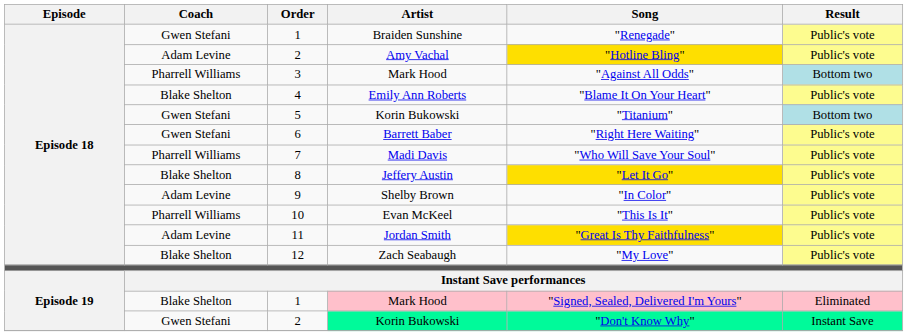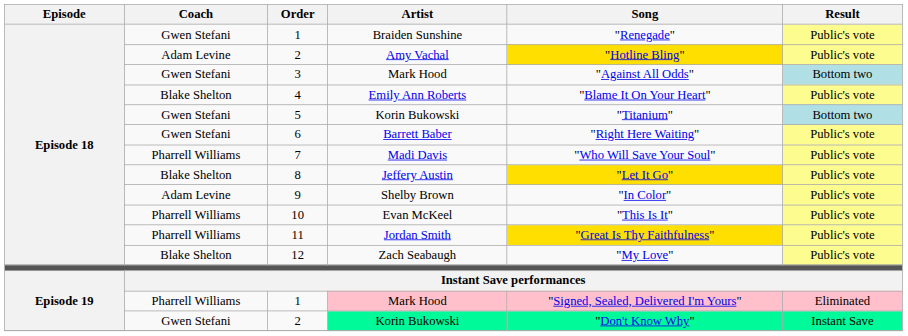(196, 74) Pharrell Williams -> (196, 74) Gwen Stefani
(196, 235) Adam Levine -> (196, 235) Pharrell Williams
(196, 300) Blake Shelton -> (196, 300) Pharrell Williams
